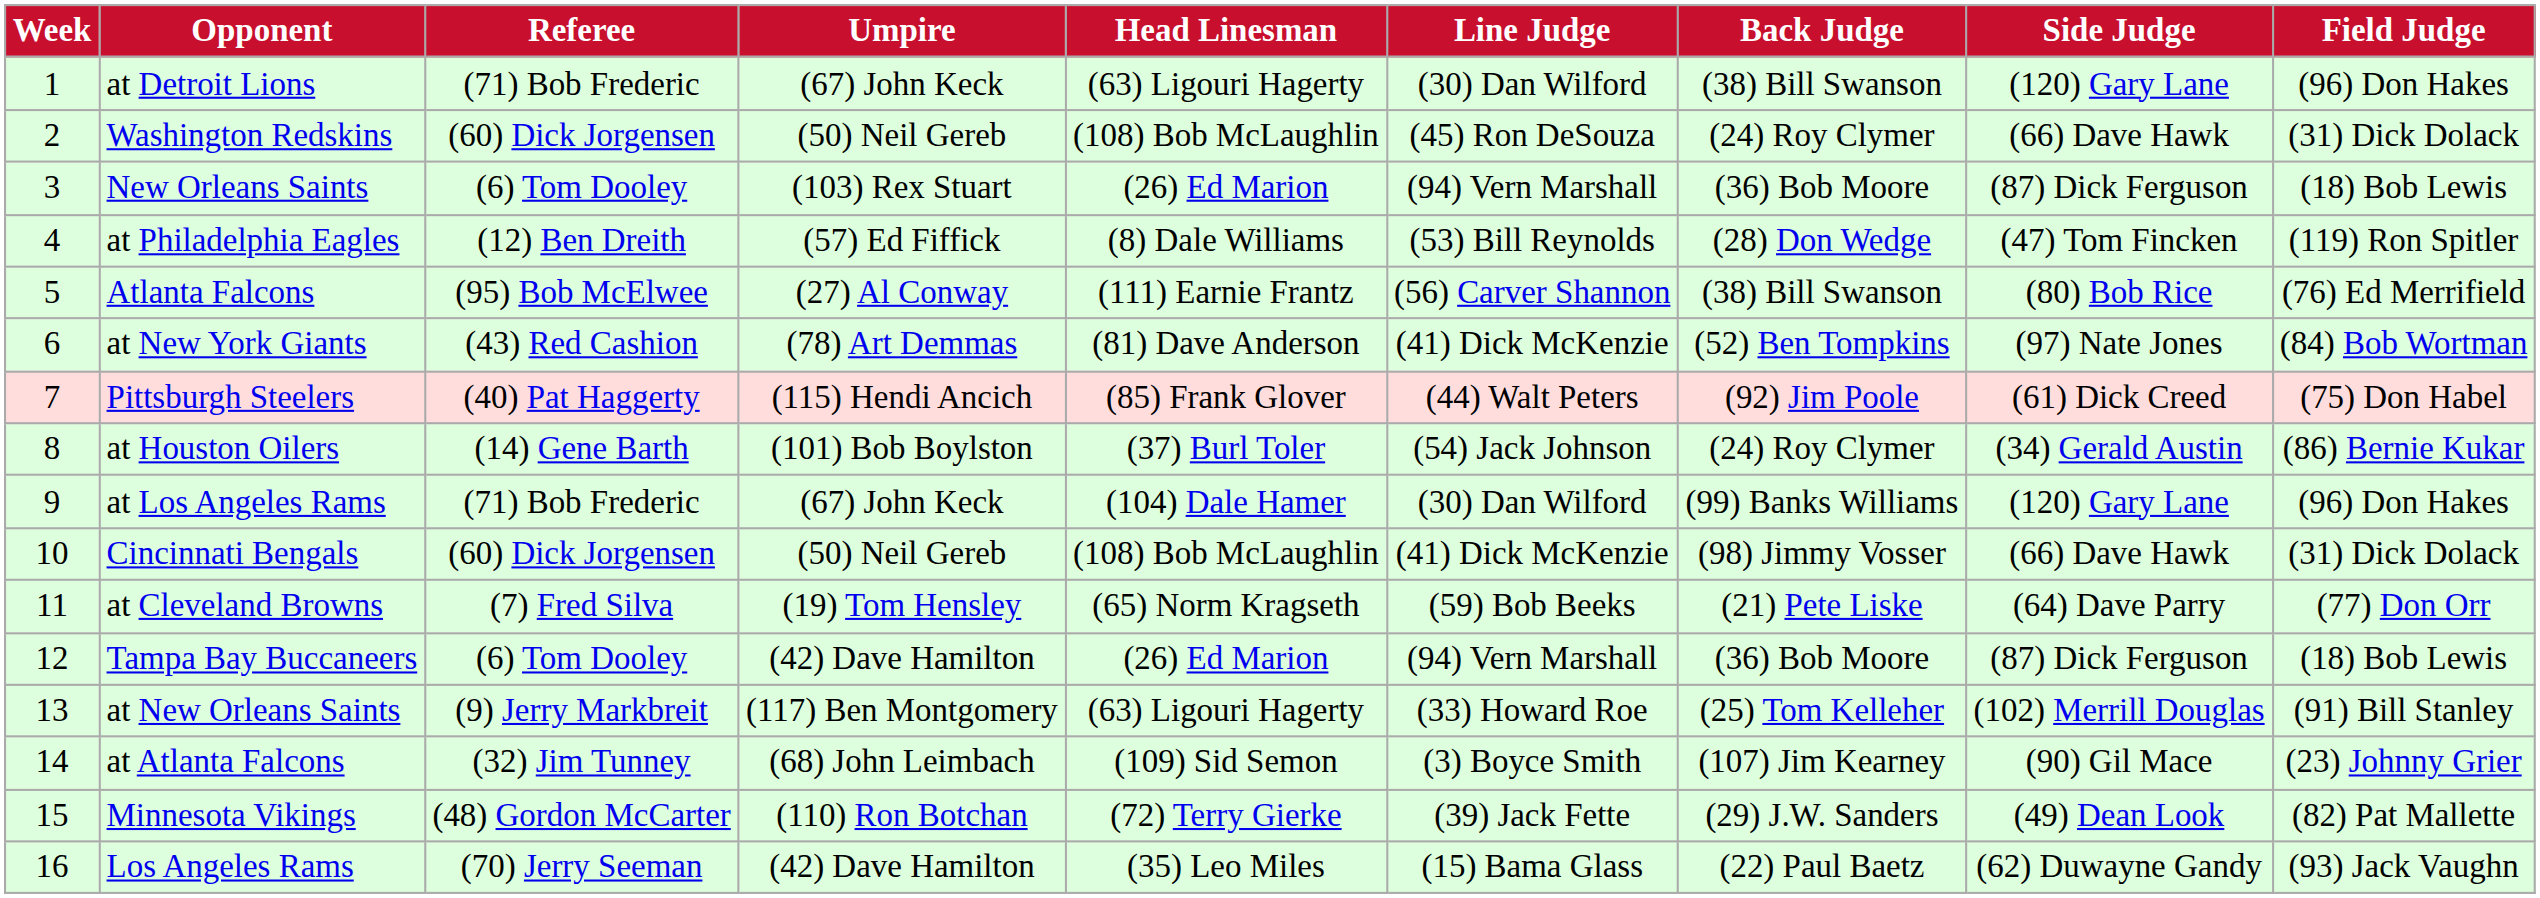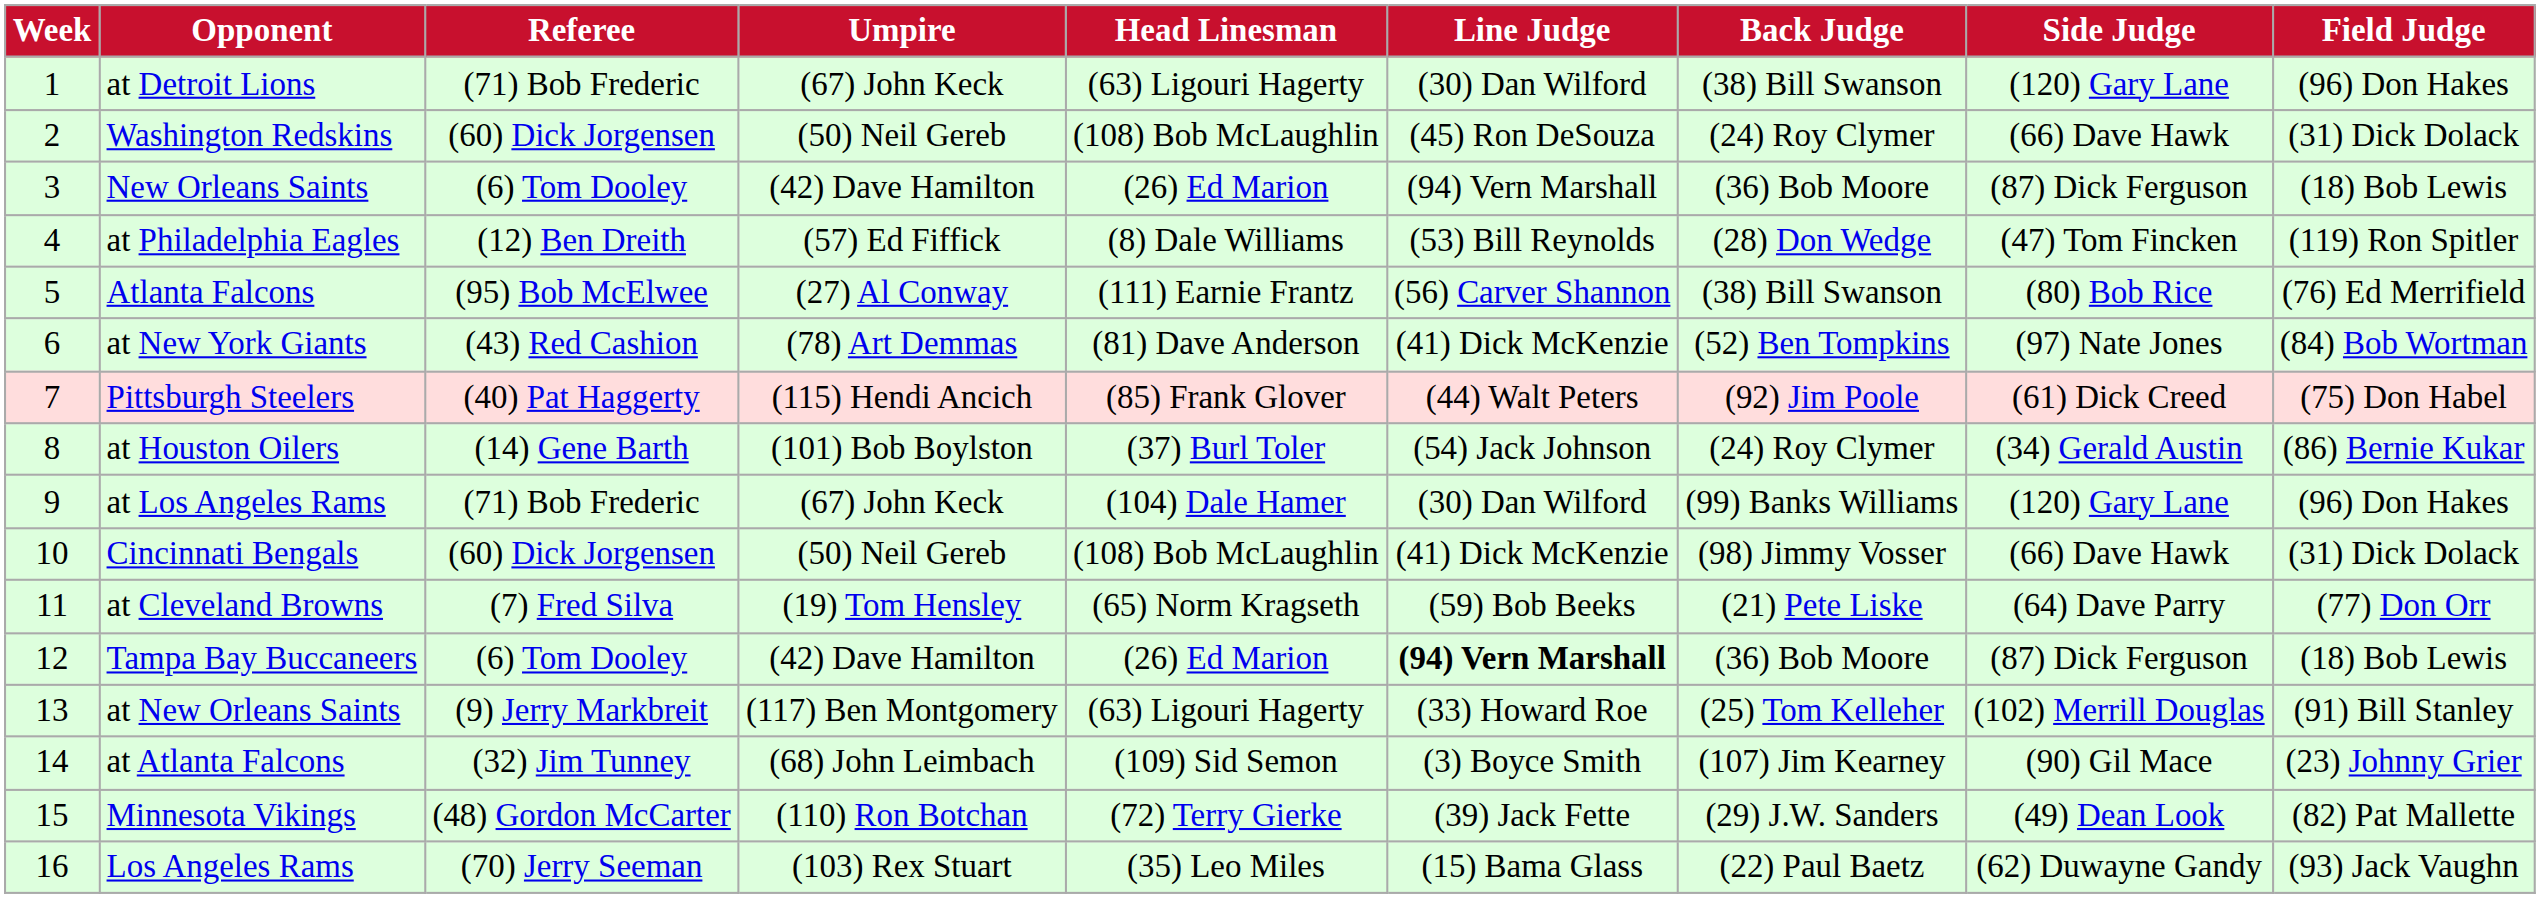(902, 187) (103) Rex Stuart -> (902, 187) (42) Dave Hamilton
(1532, 657) normal -> (1532, 657) bold
(902, 866) (42) Dave Hamilton -> (902, 866) (103) Rex Stuart
